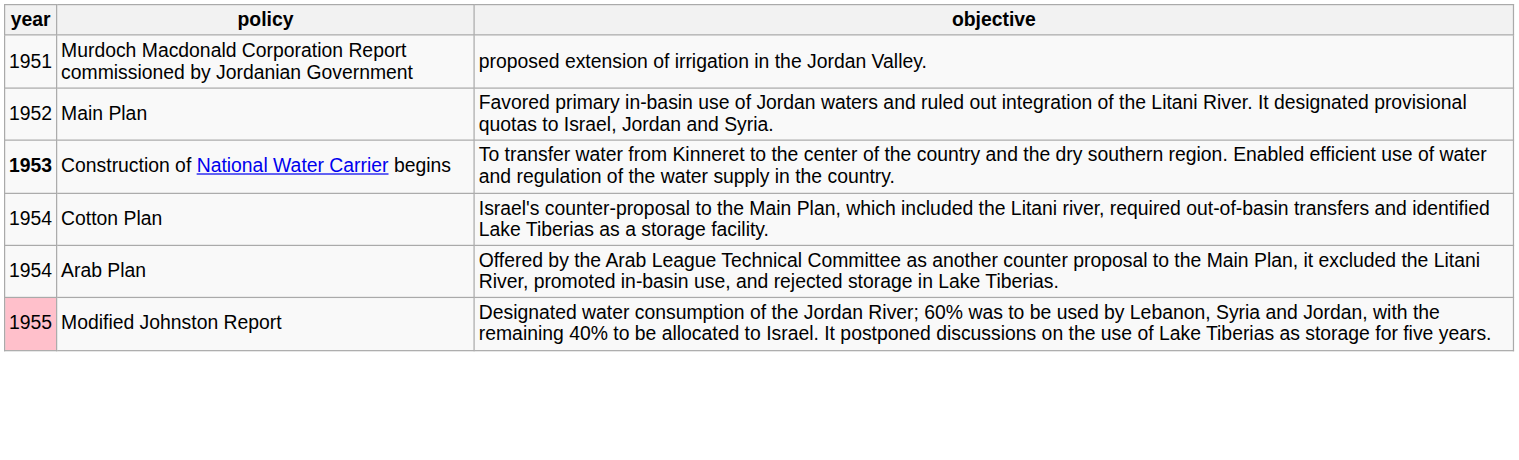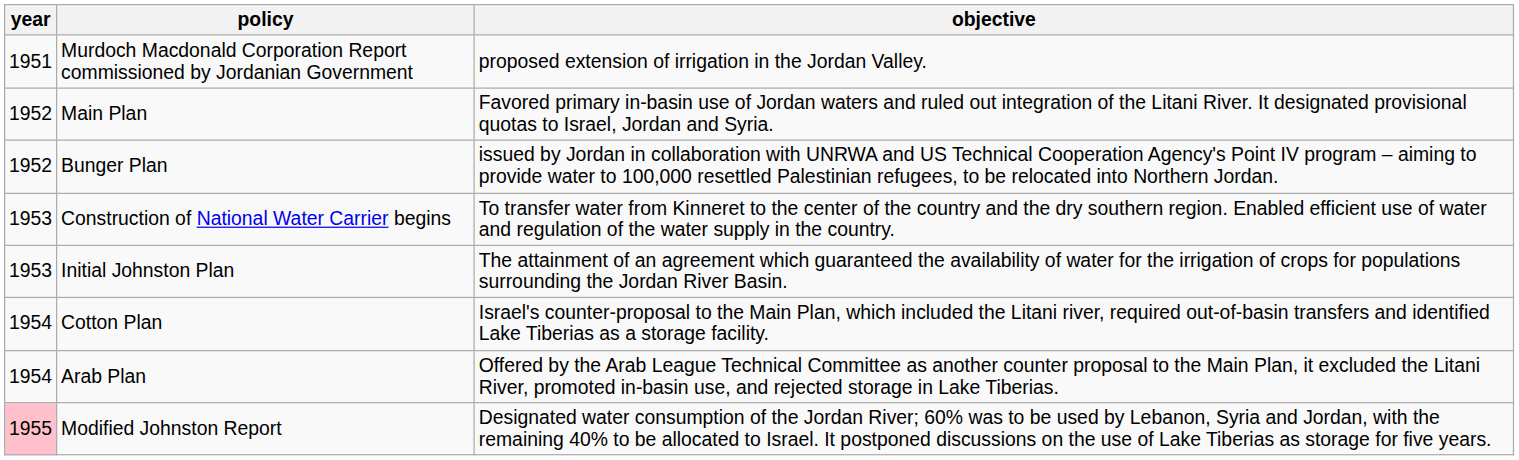+ row: (114, 166)
(31, 166) bold -> (31, 218) normal
+ row: (148, 271)
